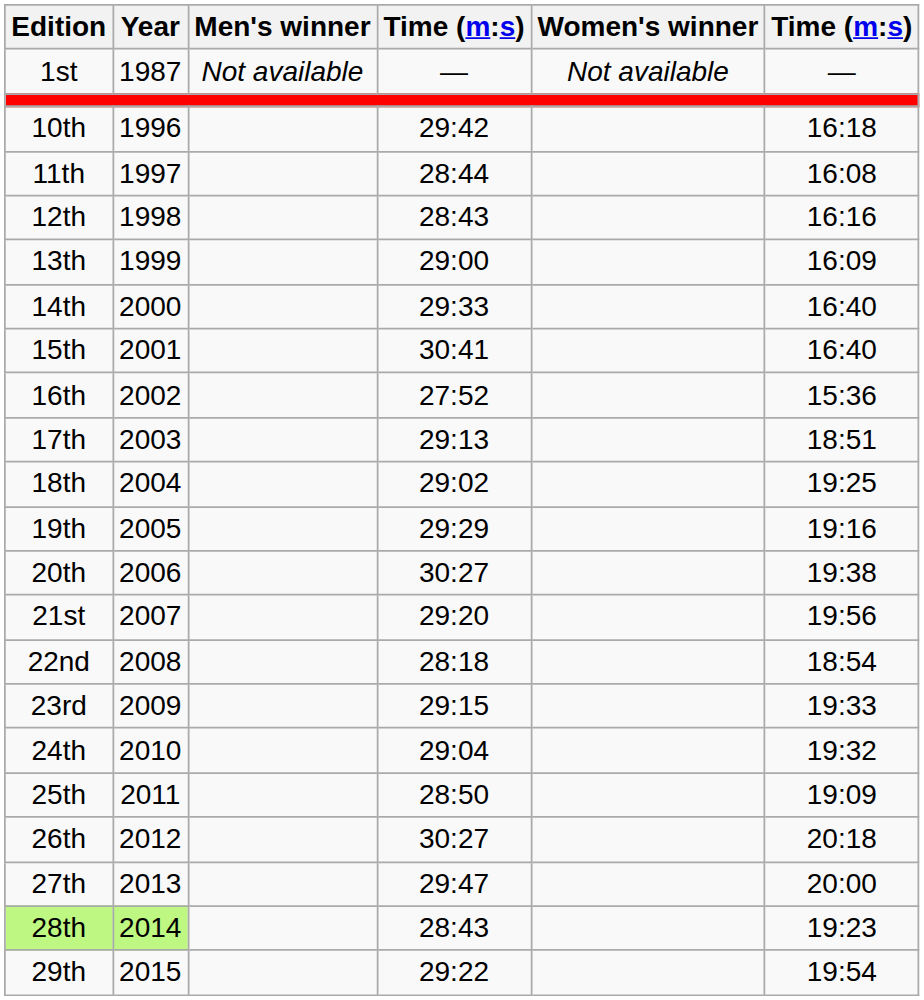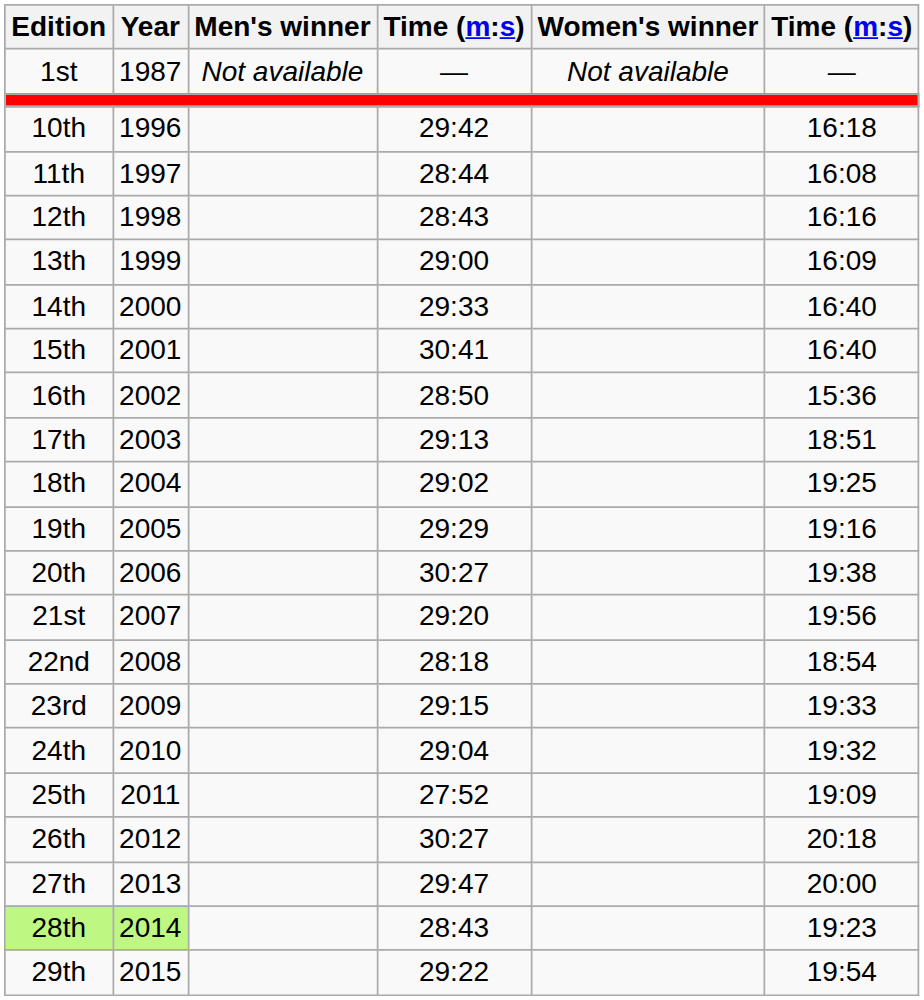(454, 394) 27:52 -> (454, 394) 28:50
(454, 794) 28:50 -> (454, 794) 27:52
